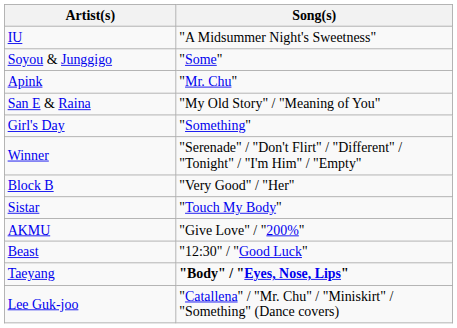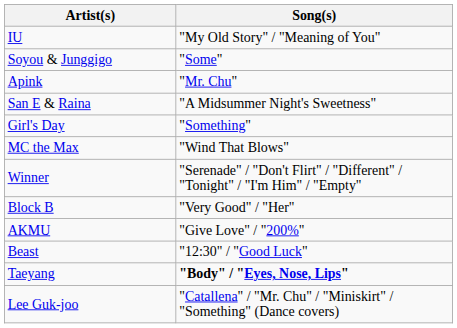(278, 37) "A Midsummer Night's Sweetness" -> (280, 37) "My Old Story" / "Meaning of You"
(280, 103) "My Old Story" / "Meaning of You" -> (278, 103) "A Midsummer Night's Sweetness"
+ row: (43, 147)
- row: (24, 207)
